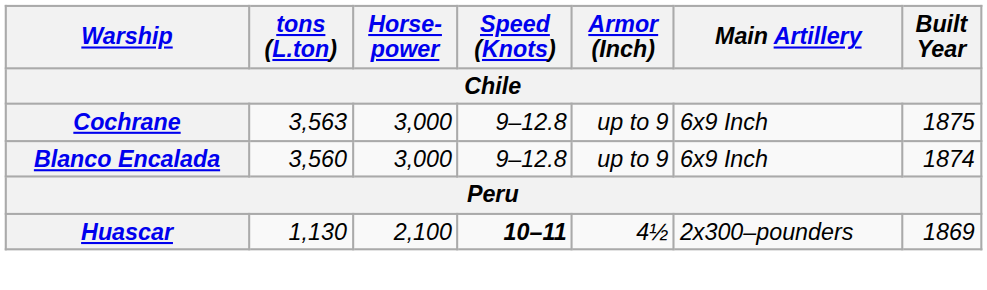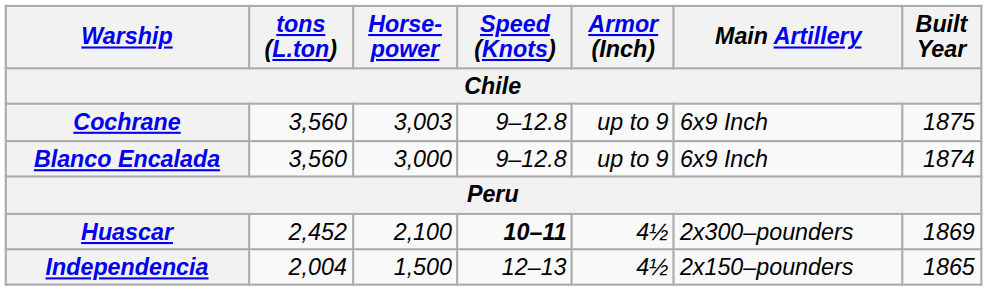(318, 122) 3,563 -> (318, 122) 3,560
(423, 122) 3,000 -> (423, 122) 3,003
(318, 231) 1,130 -> (318, 231) 2,452
+ row: (127, 267)
